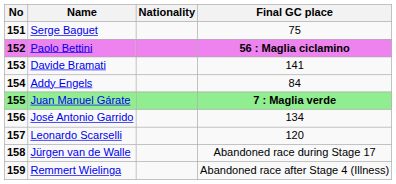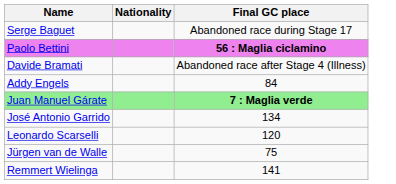- column: (16, 13)
(295, 30) 75 -> (271, 30) Abandoned race during Stage 17
(295, 65) 141 -> (271, 65) Abandoned race after Stage 4 (Illness)
(295, 153) Abandoned race during Stage 17 -> (271, 153) 75
(295, 170) Abandoned race after Stage 4 (Illness) -> (271, 170) 141
